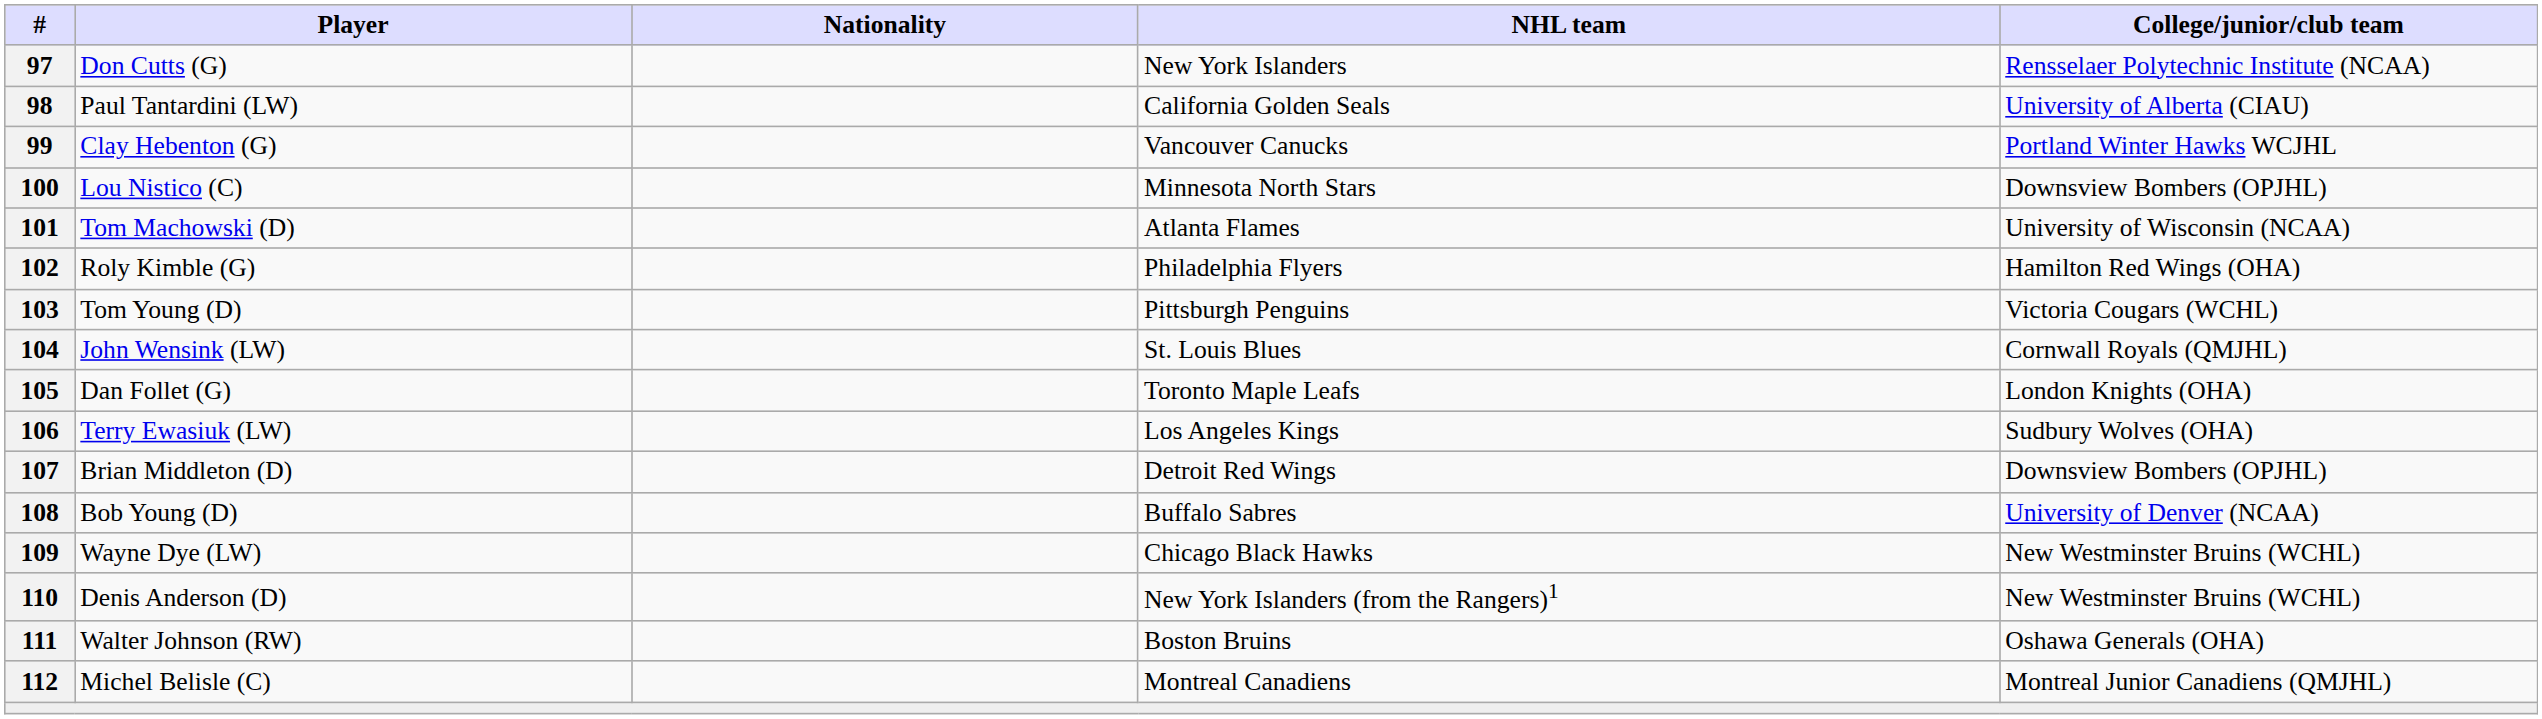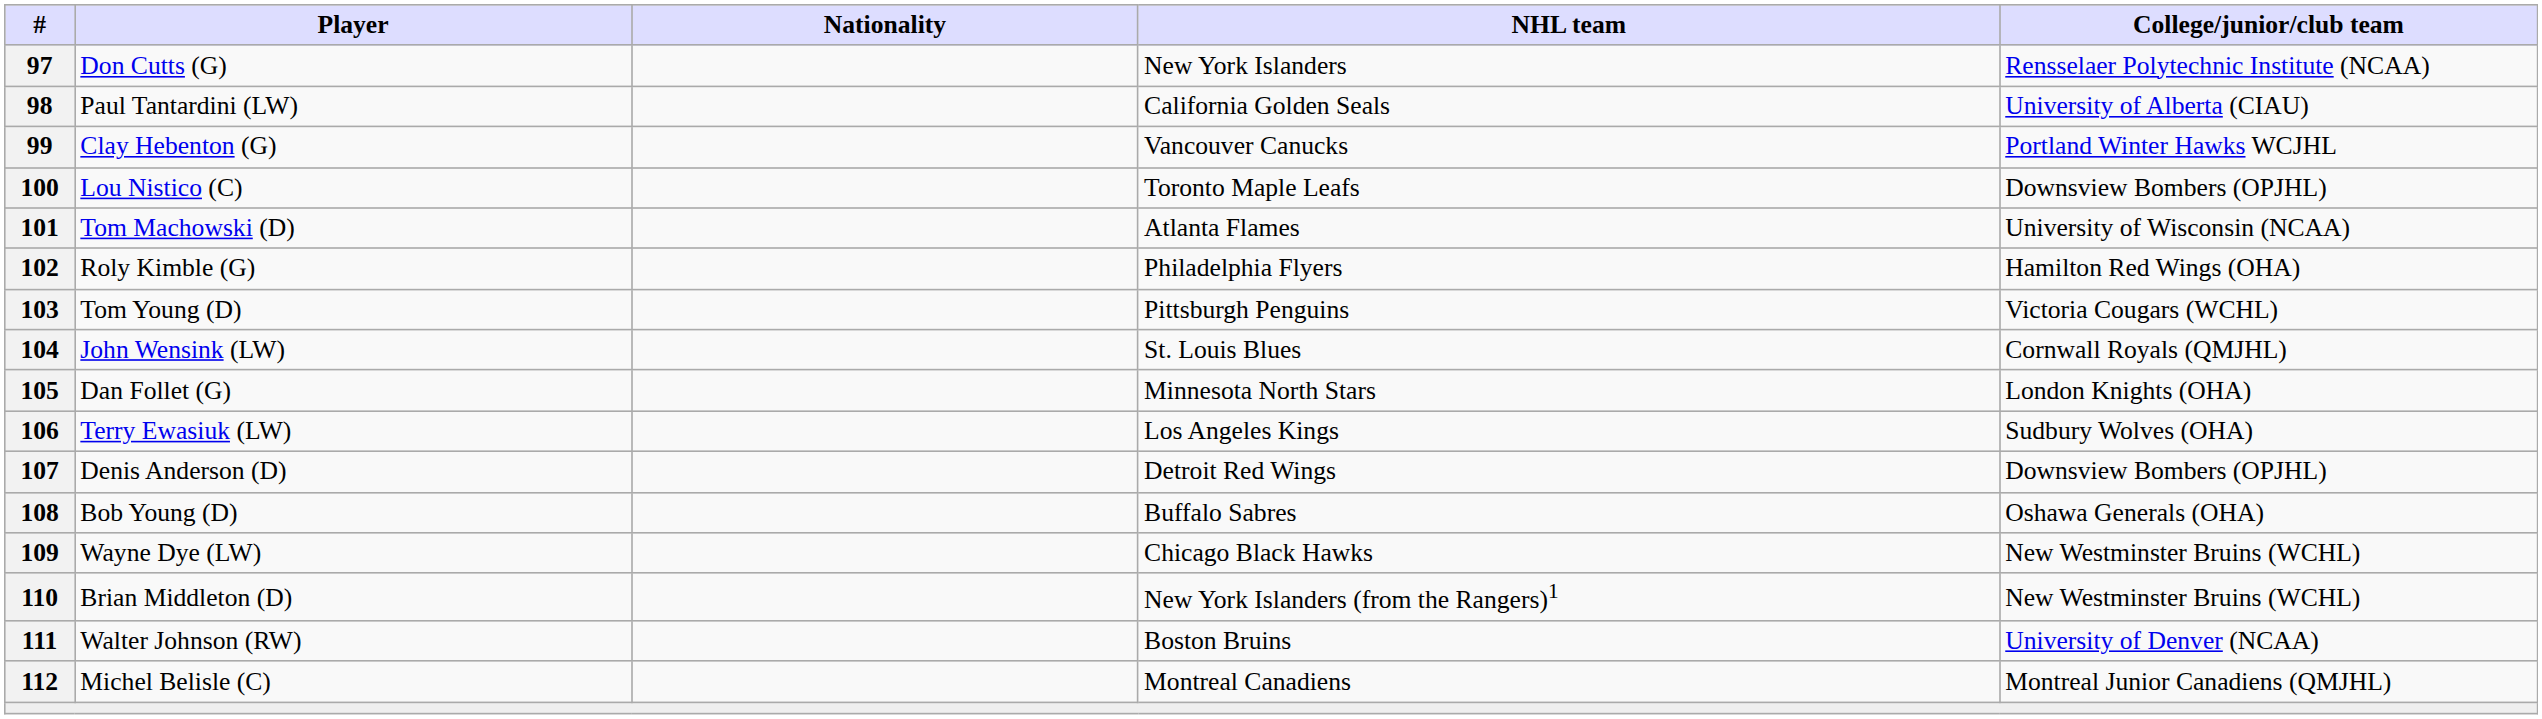(1260, 187) Minnesota North Stars -> (1252, 187) Toronto Maple Leafs
(1252, 390) Toronto Maple Leafs -> (1260, 390) Minnesota North Stars
(186, 471) Brian Middleton (D) -> (183, 471) Denis Anderson (D)
(2162, 512) University of Denver (NCAA) -> (2135, 512) Oshawa Generals (OHA)
(183, 596) Denis Anderson (D) -> (186, 596) Brian Middleton (D)
(2135, 640) Oshawa Generals (OHA) -> (2162, 640) University of Denver (NCAA)
